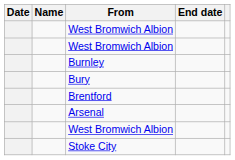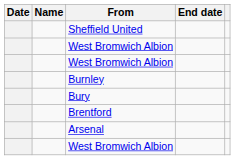+ row: (18, 29)
- row: (18, 147)
